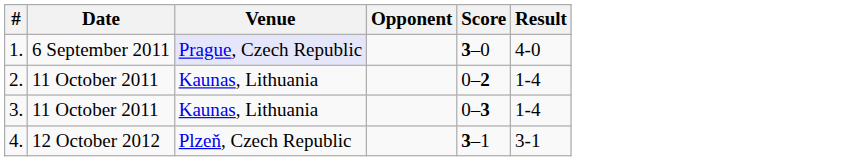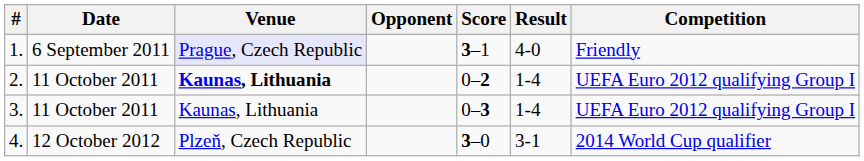+ column: (715, 19)
(475, 49) 3–0 -> (475, 49) 3–1
(248, 79) normal -> (255, 79) bold
(475, 140) 3–1 -> (475, 140) 3–0
